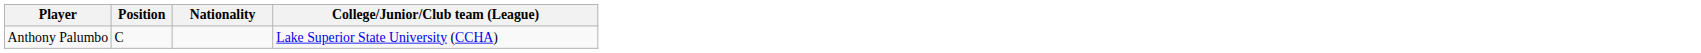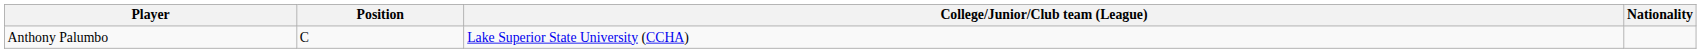columns swapped: (223, 15) <-> (436, 15)
